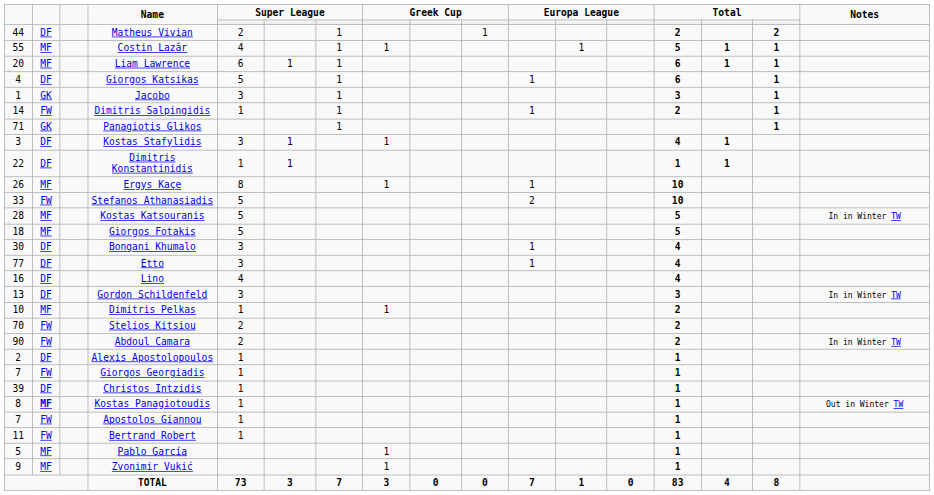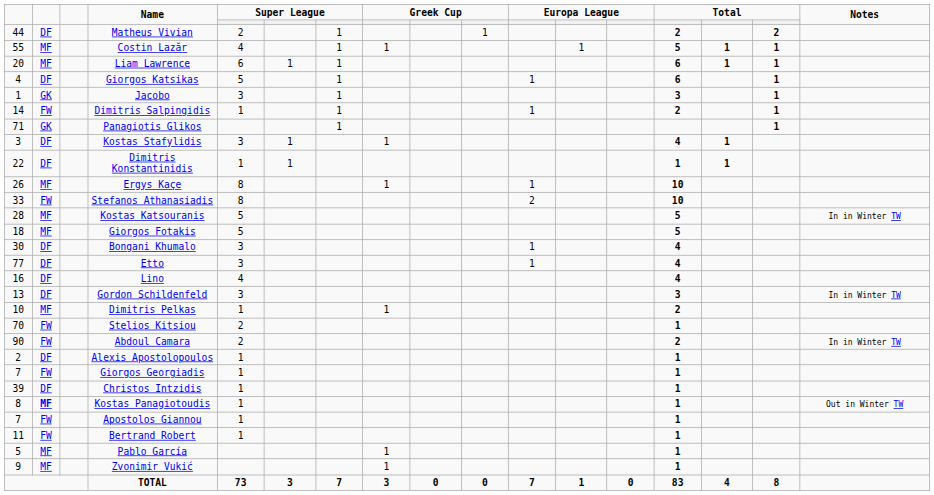(241, 200) 5 -> (241, 200) 8
(678, 326) 2 -> (678, 326) 1
